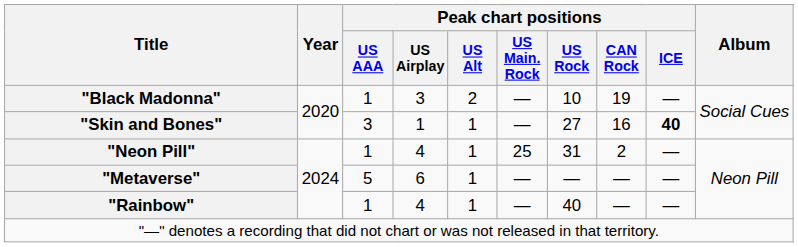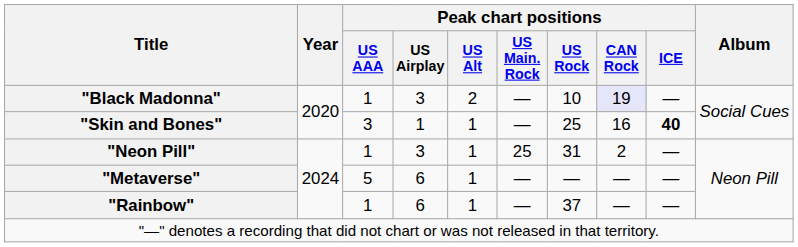(621, 98) no background -> (621, 98) lavender background
(572, 125) 27 -> (572, 125) 25
(420, 151) 4 -> (420, 151) 3
(420, 205) 4 -> (420, 205) 6
(572, 205) 40 -> (572, 205) 37
